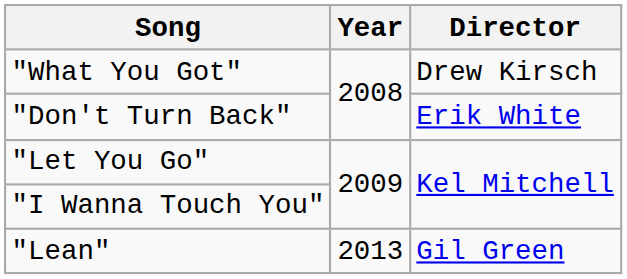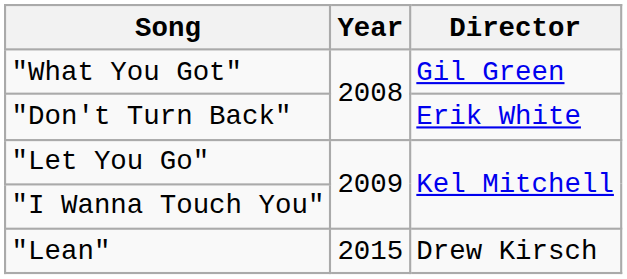(507, 72) Drew Kirsch -> (490, 72) Gil Green
(370, 251) 2013 -> (370, 251) 2015
(490, 251) Gil Green -> (507, 251) Drew Kirsch
